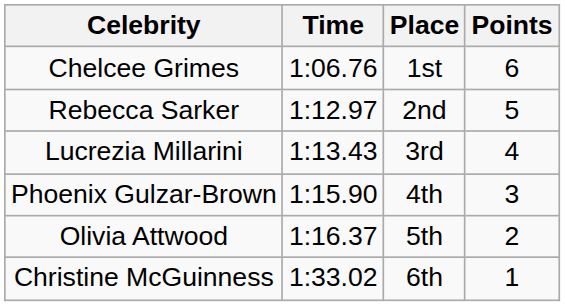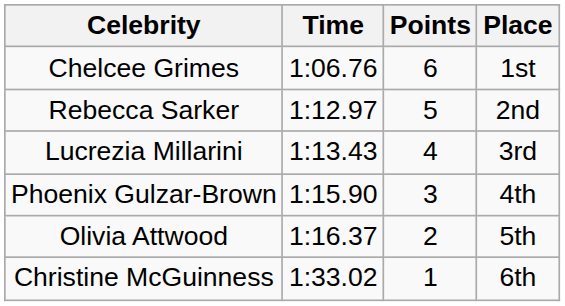columns swapped: (424, 25) <-> (512, 25)
